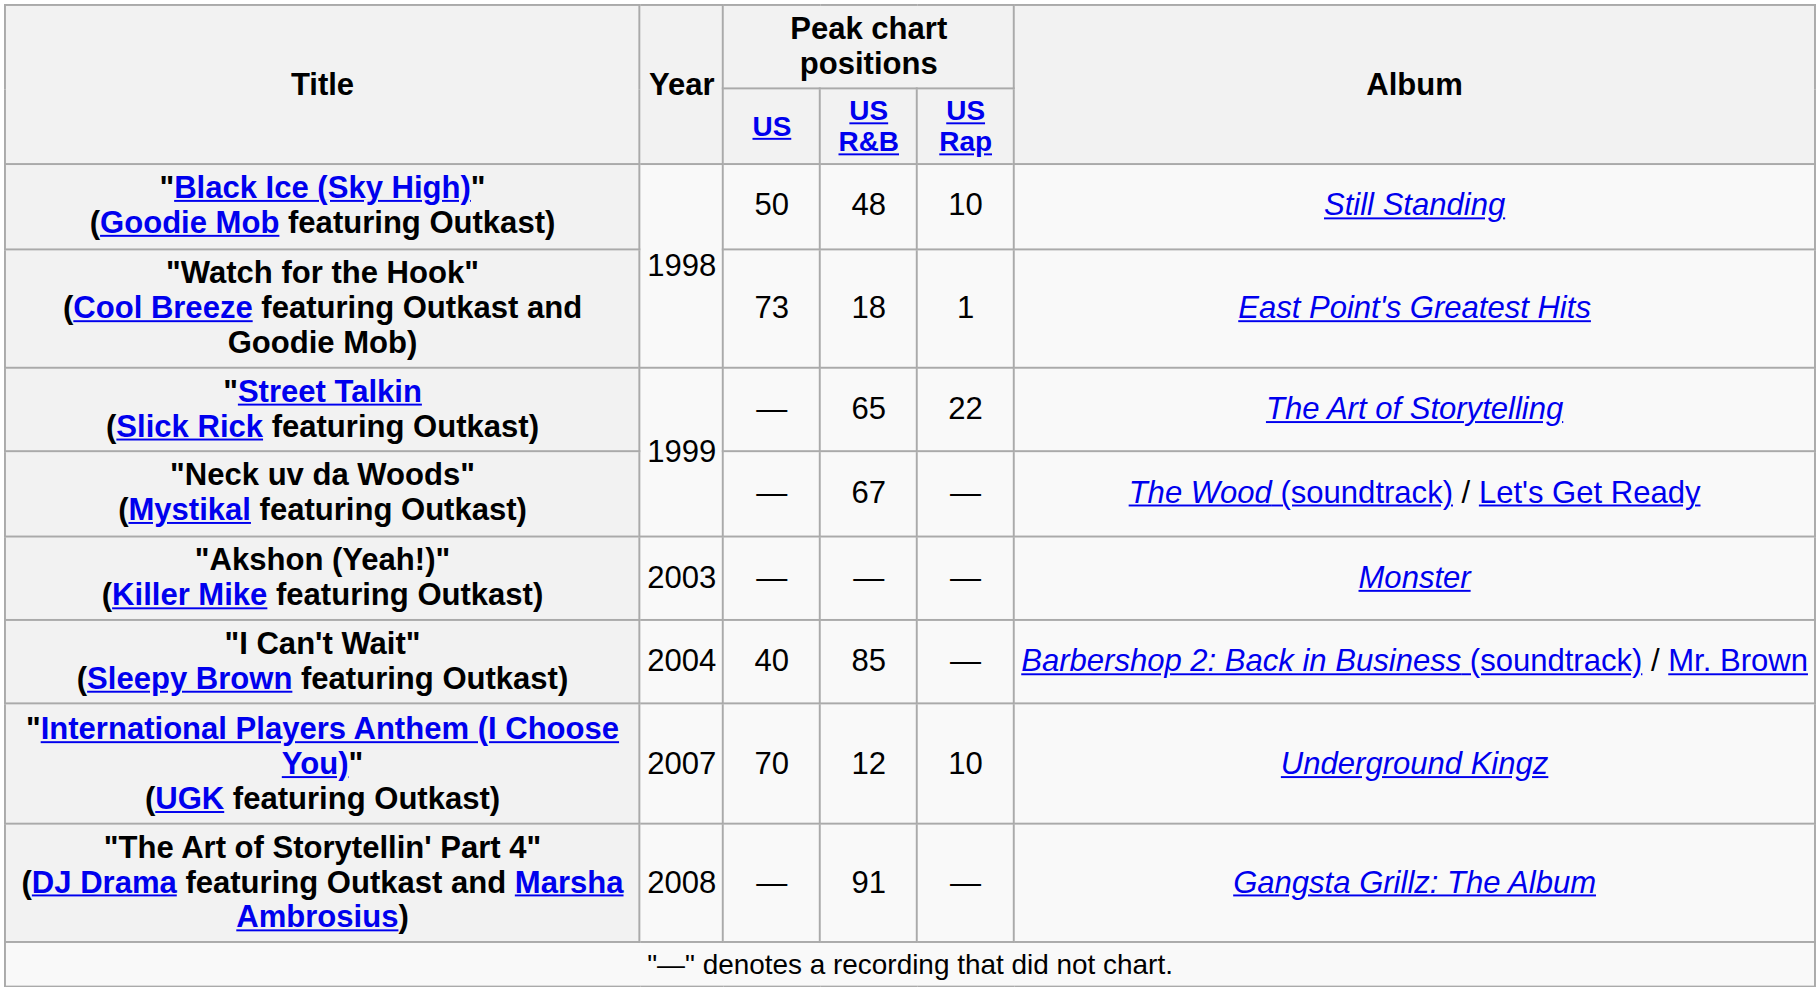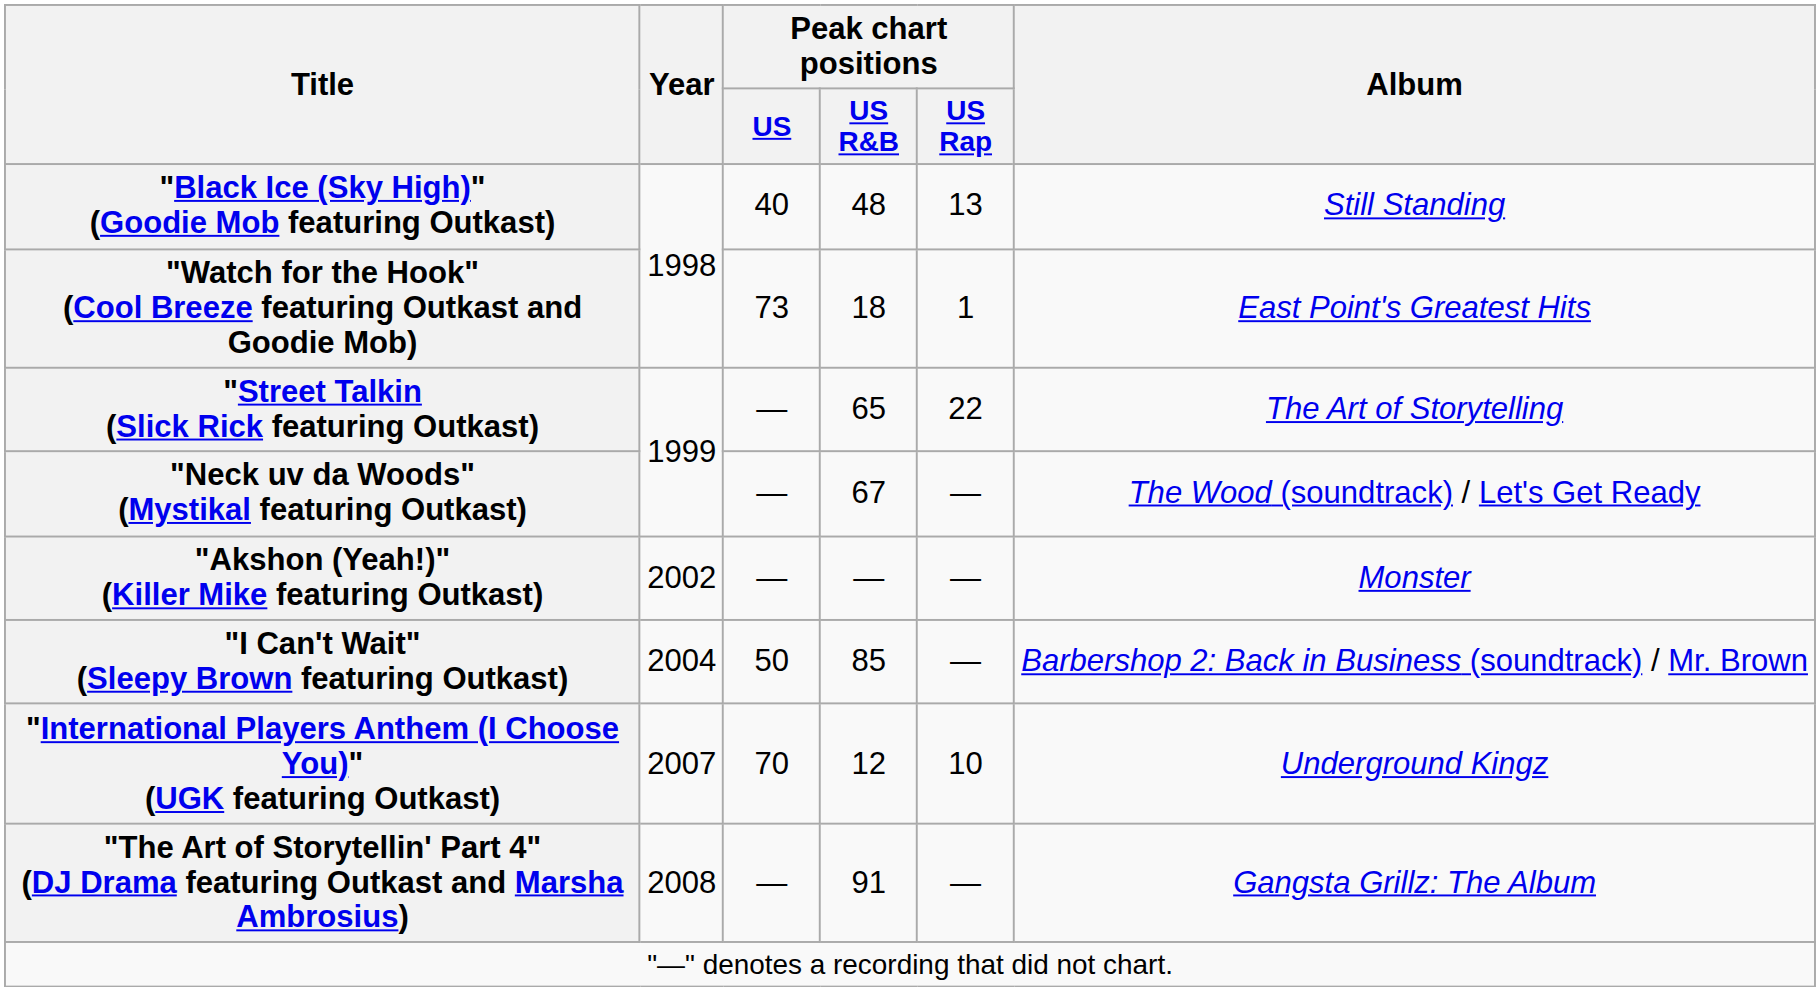(772, 205) 50 -> (772, 205) 40
(966, 205) 10 -> (966, 205) 13
(682, 577) 2003 -> (682, 577) 2002
(772, 661) 40 -> (772, 661) 50
